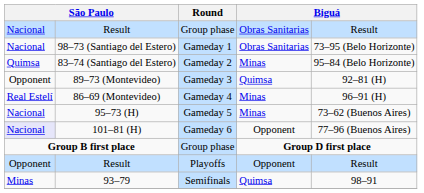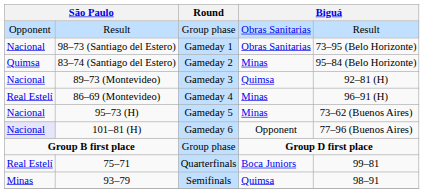(26, 29) Nacional -> (30, 29) Opponent
(30, 79) Opponent -> (26, 79) Nacional
- row: (117, 163)
+ row: (117, 163)
